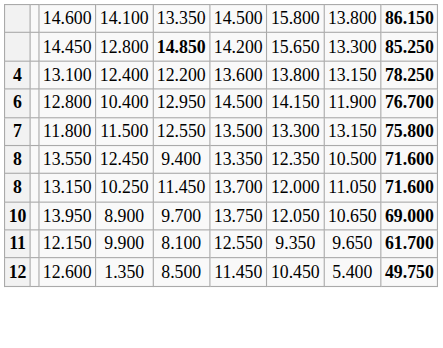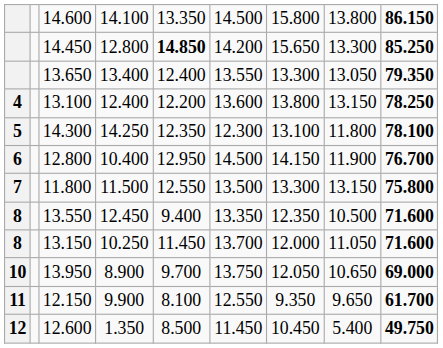+ row: (67, 74)
+ row: (67, 131)
